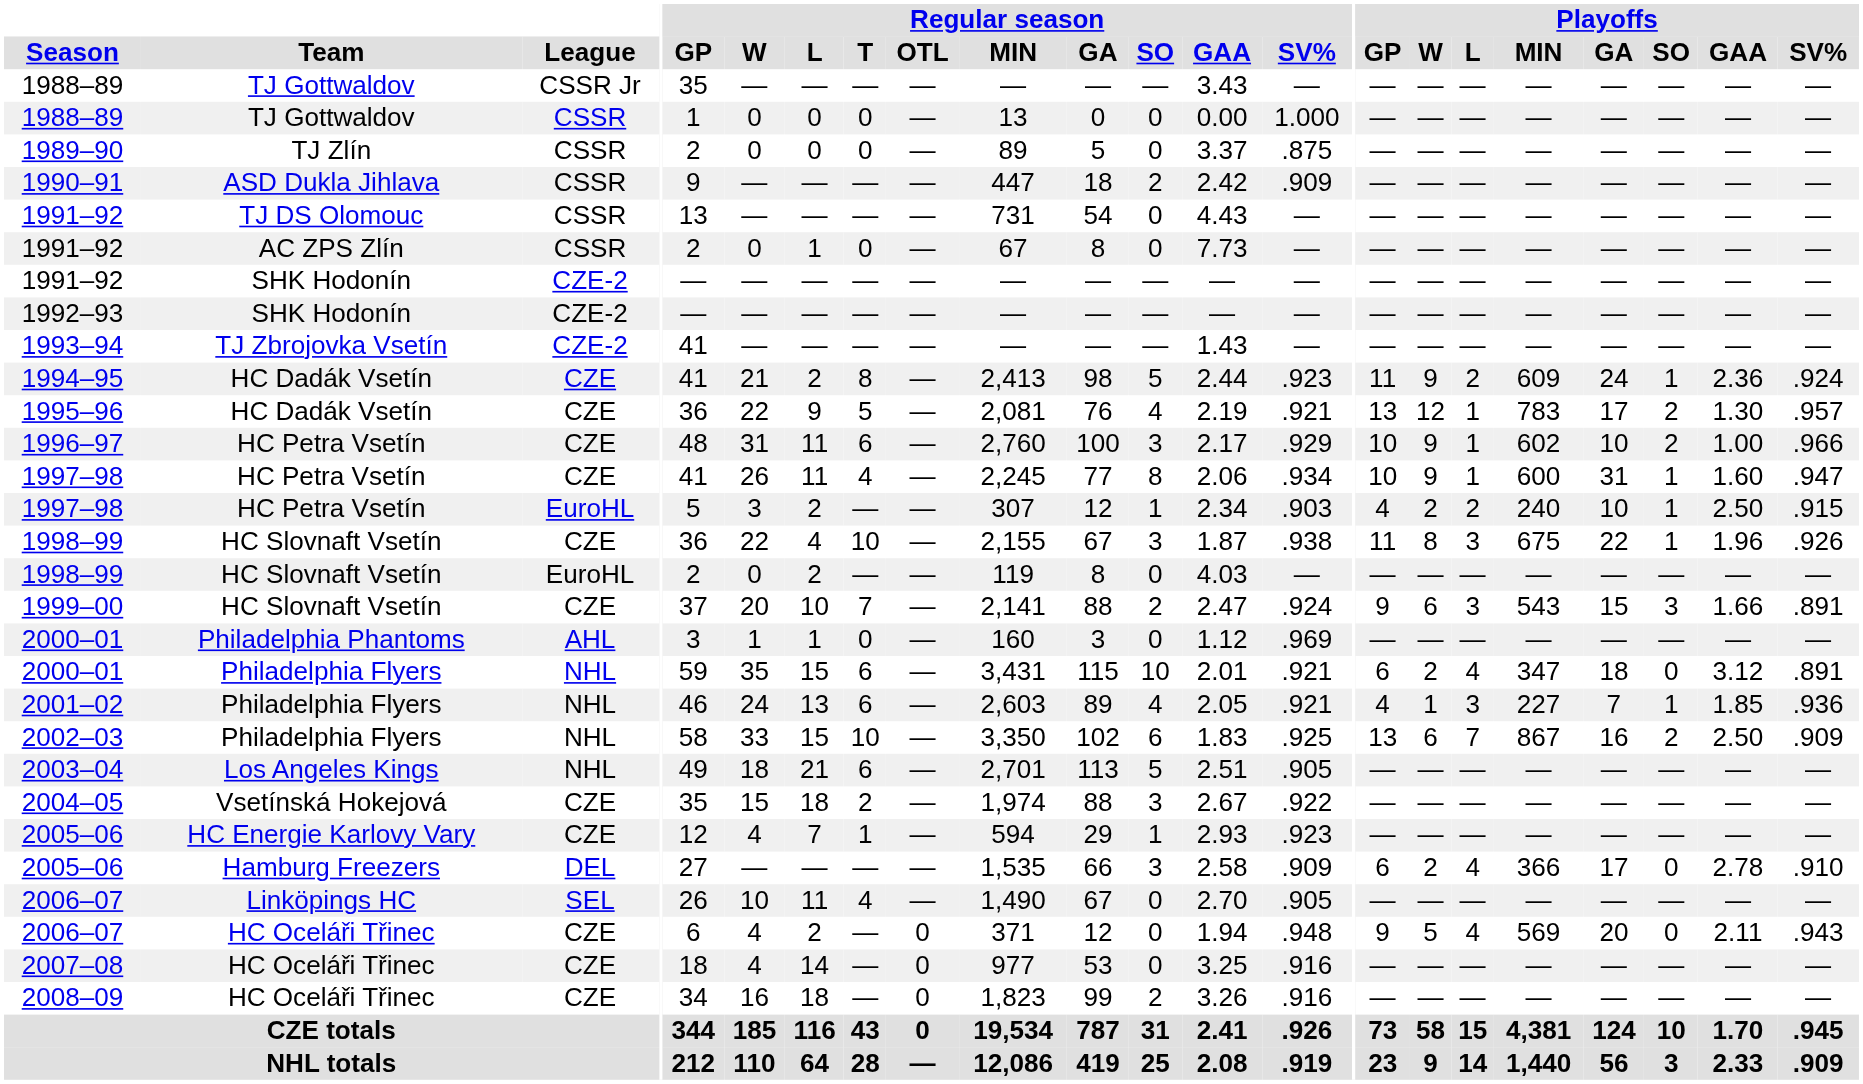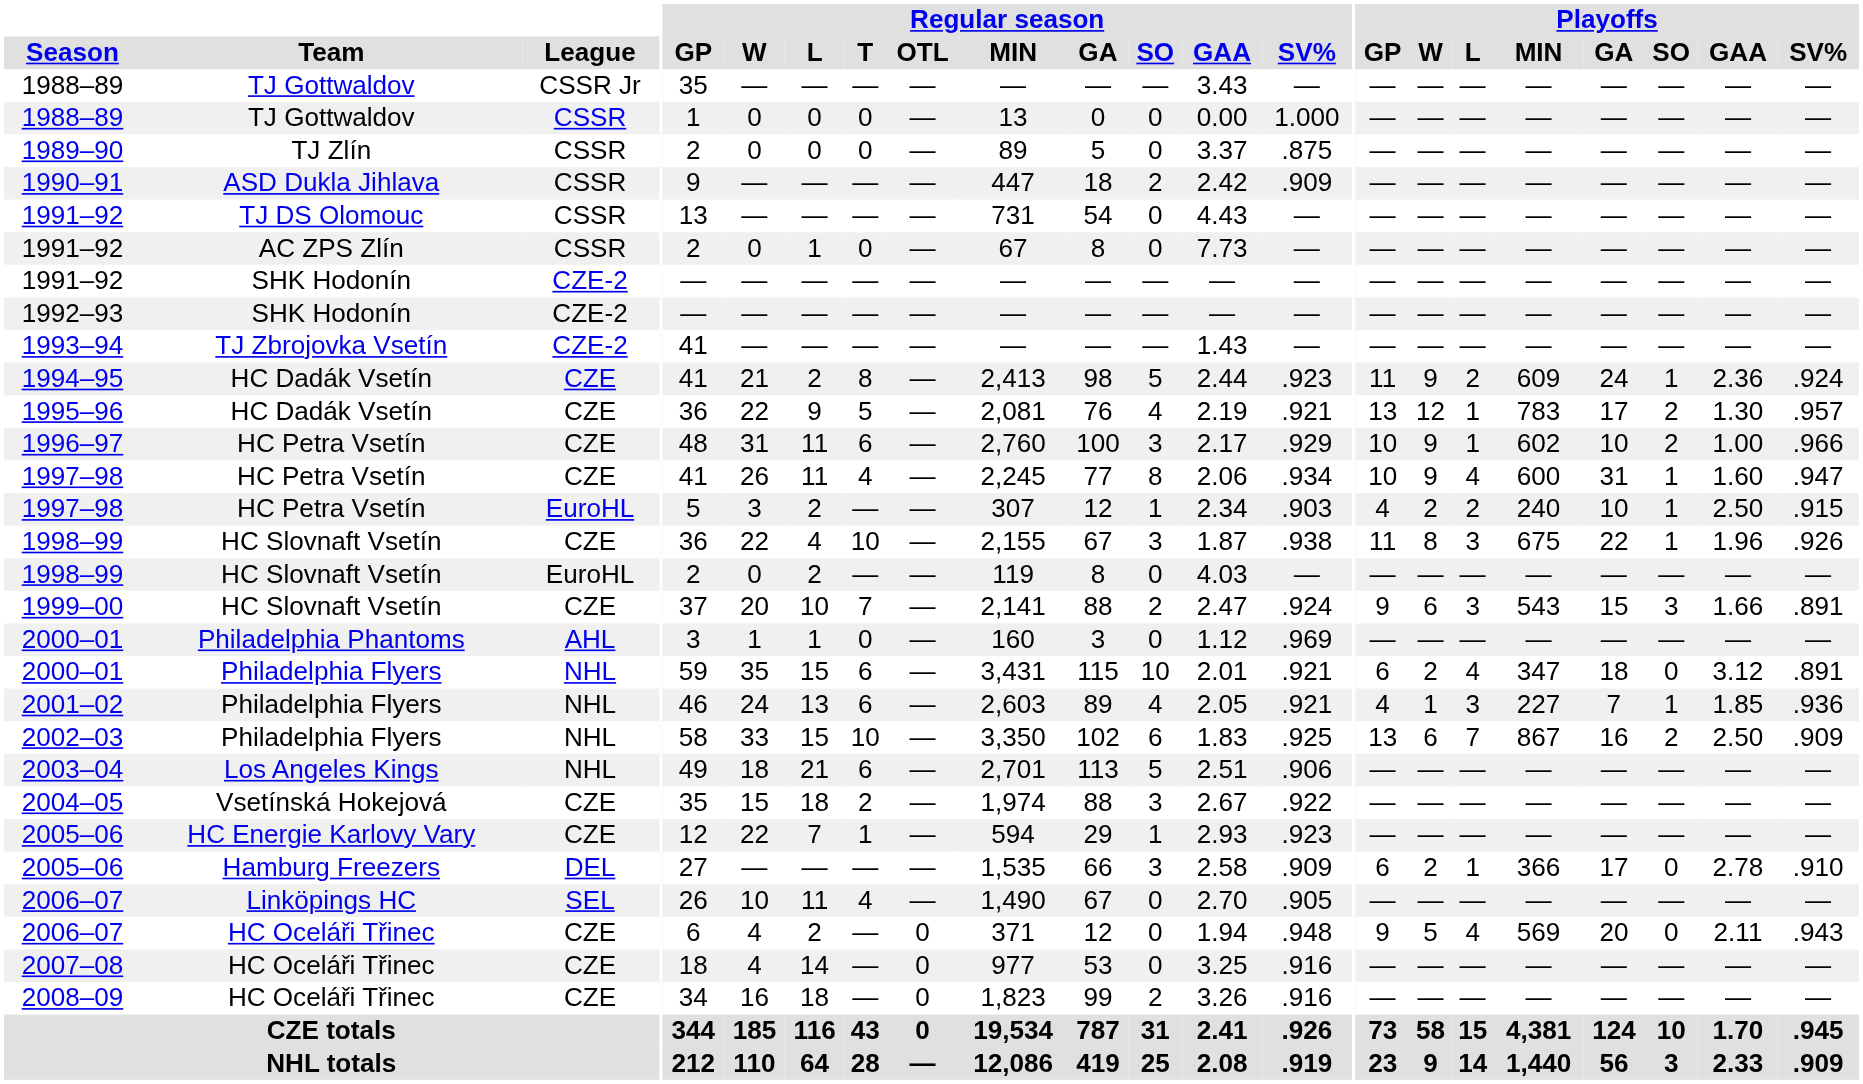(1473, 476) 1 -> (1473, 476) 4
(1307, 769) .905 -> (1307, 769) .906
(754, 834) 4 -> (754, 834) 22
(1473, 867) 4 -> (1473, 867) 1
